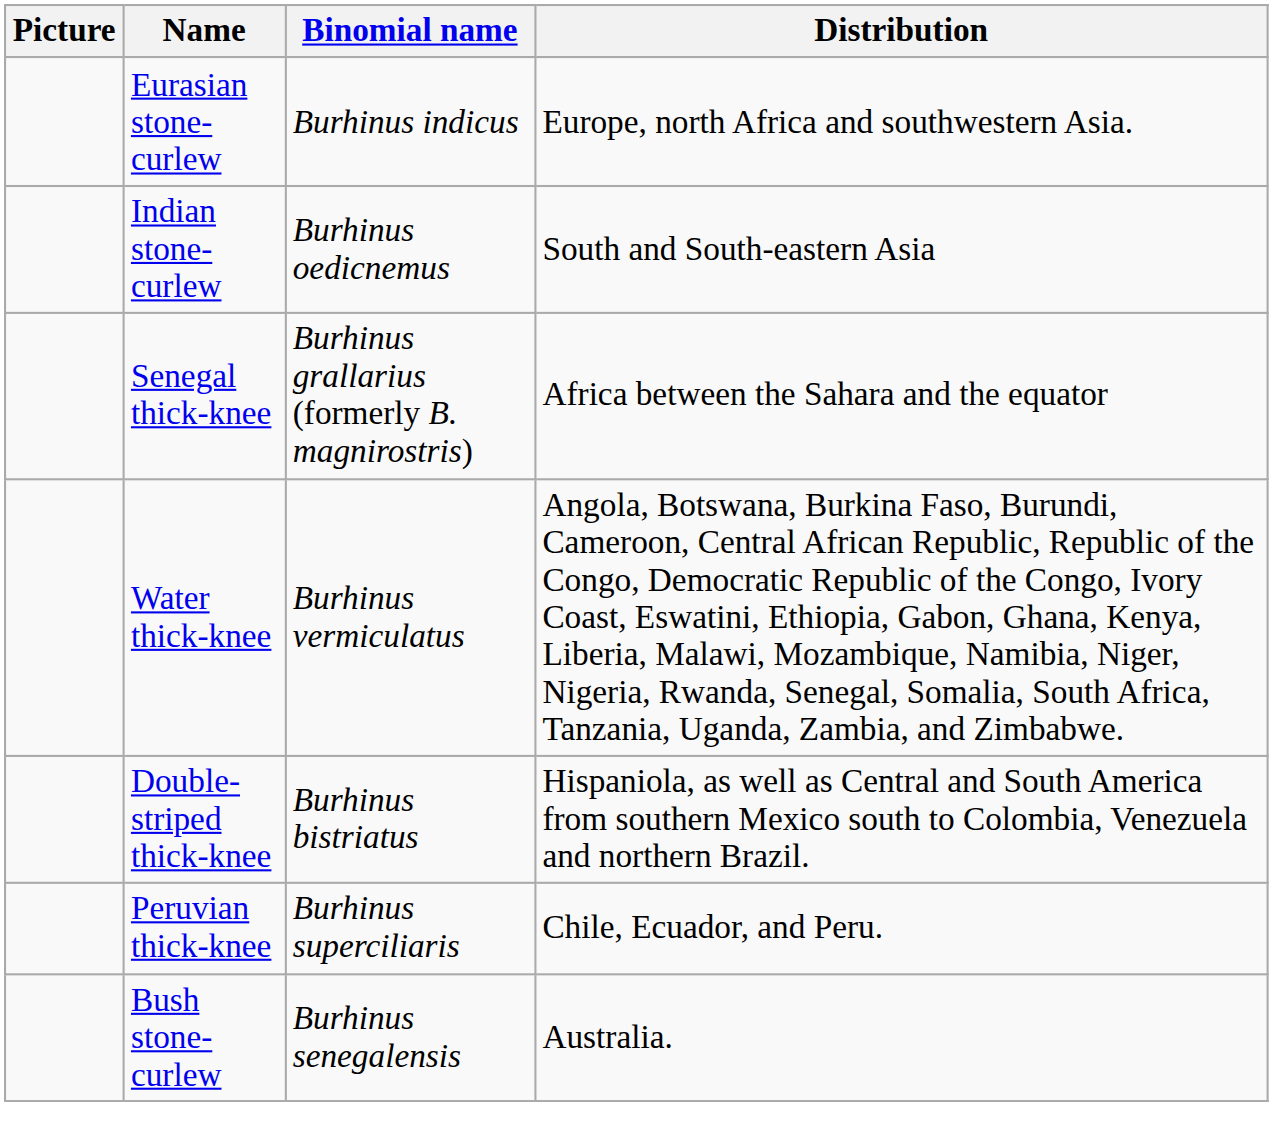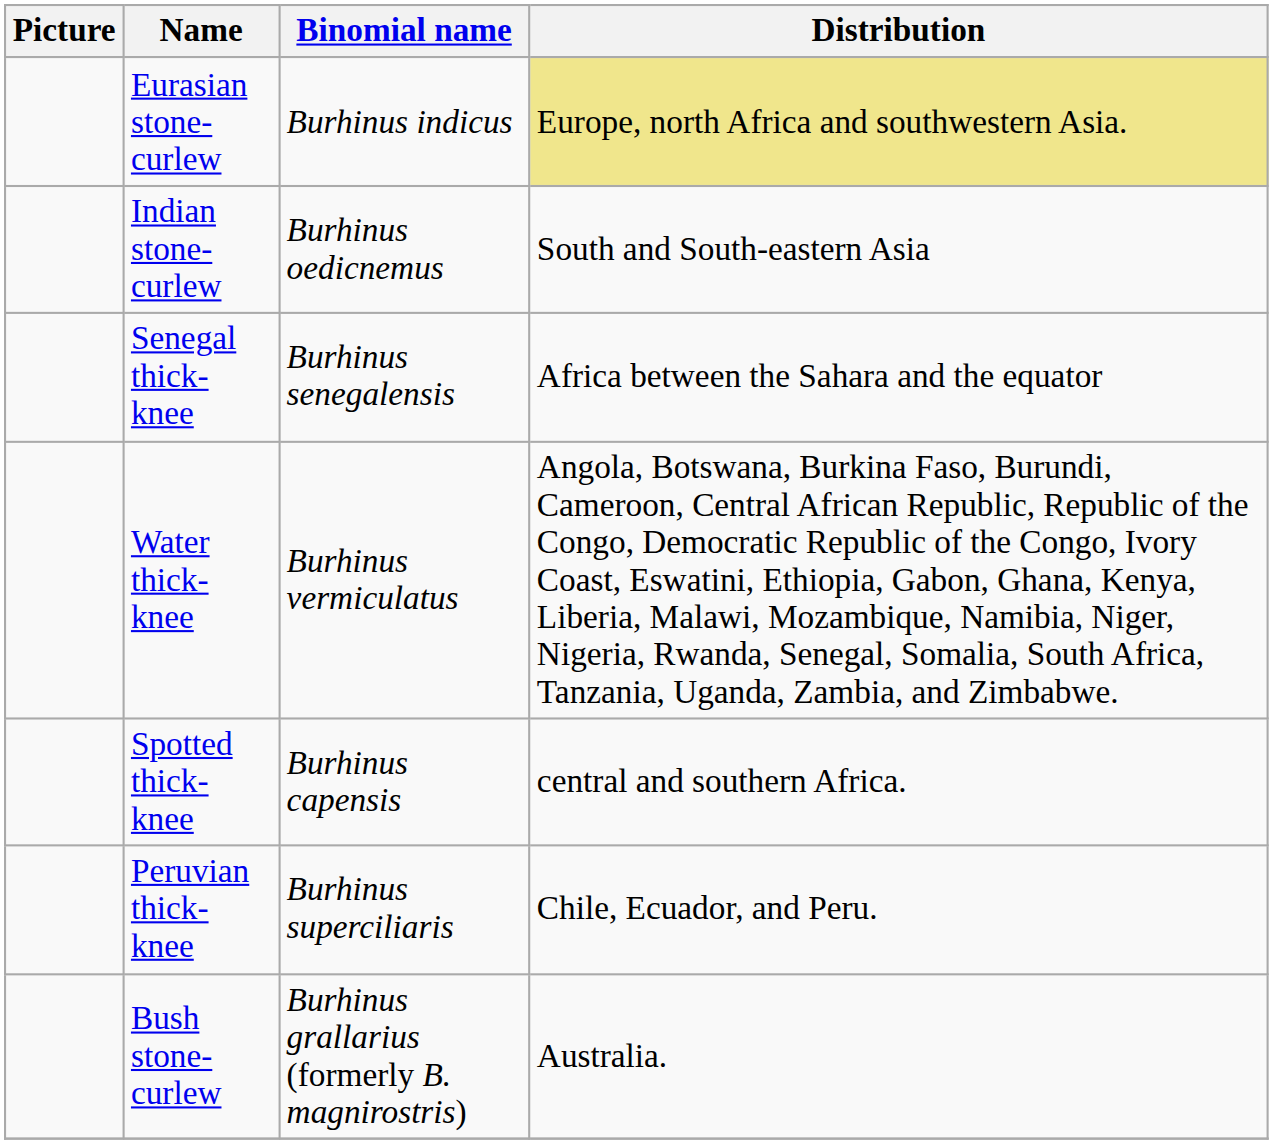(838, 121) no background -> (832, 121) khaki background
(383, 395) Burhinus grallarius (formerly B. magnirostris) -> (371, 376) Burhinus senegalensis
+ row: (182, 781)
- row: (201, 818)
(377, 1036) Burhinus senegalensis -> (377, 1055) Burhinus grallarius (formerly B. magnirostris)
